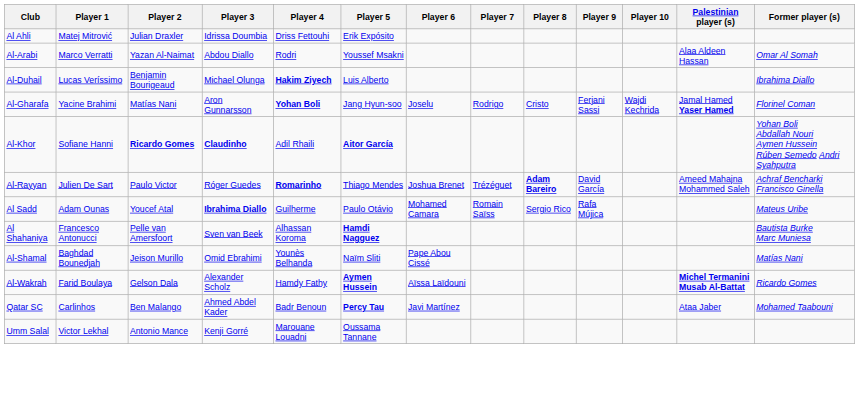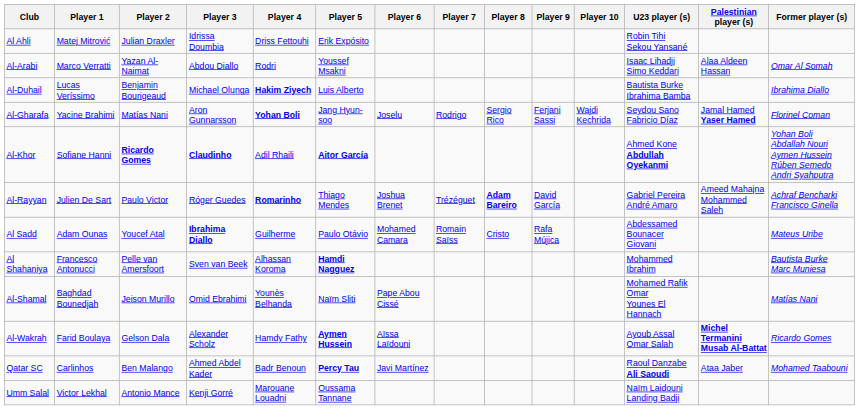+ column: (662, 16)
(537, 104) Cristo -> (499, 115) Sergio Rico
(548, 209) Sergio Rico -> (498, 234) Cristo
